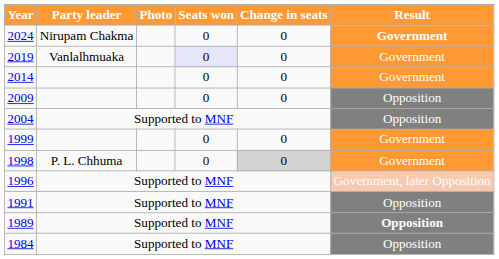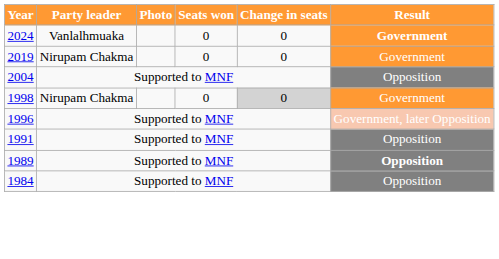(87, 35) Nirupam Chakma -> (87, 35) Vanlalhmuaka
(87, 56) Vanlalhmuaka -> (87, 56) Nirupam Chakma
(206, 56) lavender background -> (206, 56) no background
- row: (21, 77)
- row: (21, 98)
- row: (21, 139)
(87, 160) P. L. Chhuma -> (87, 98) Nirupam Chakma
